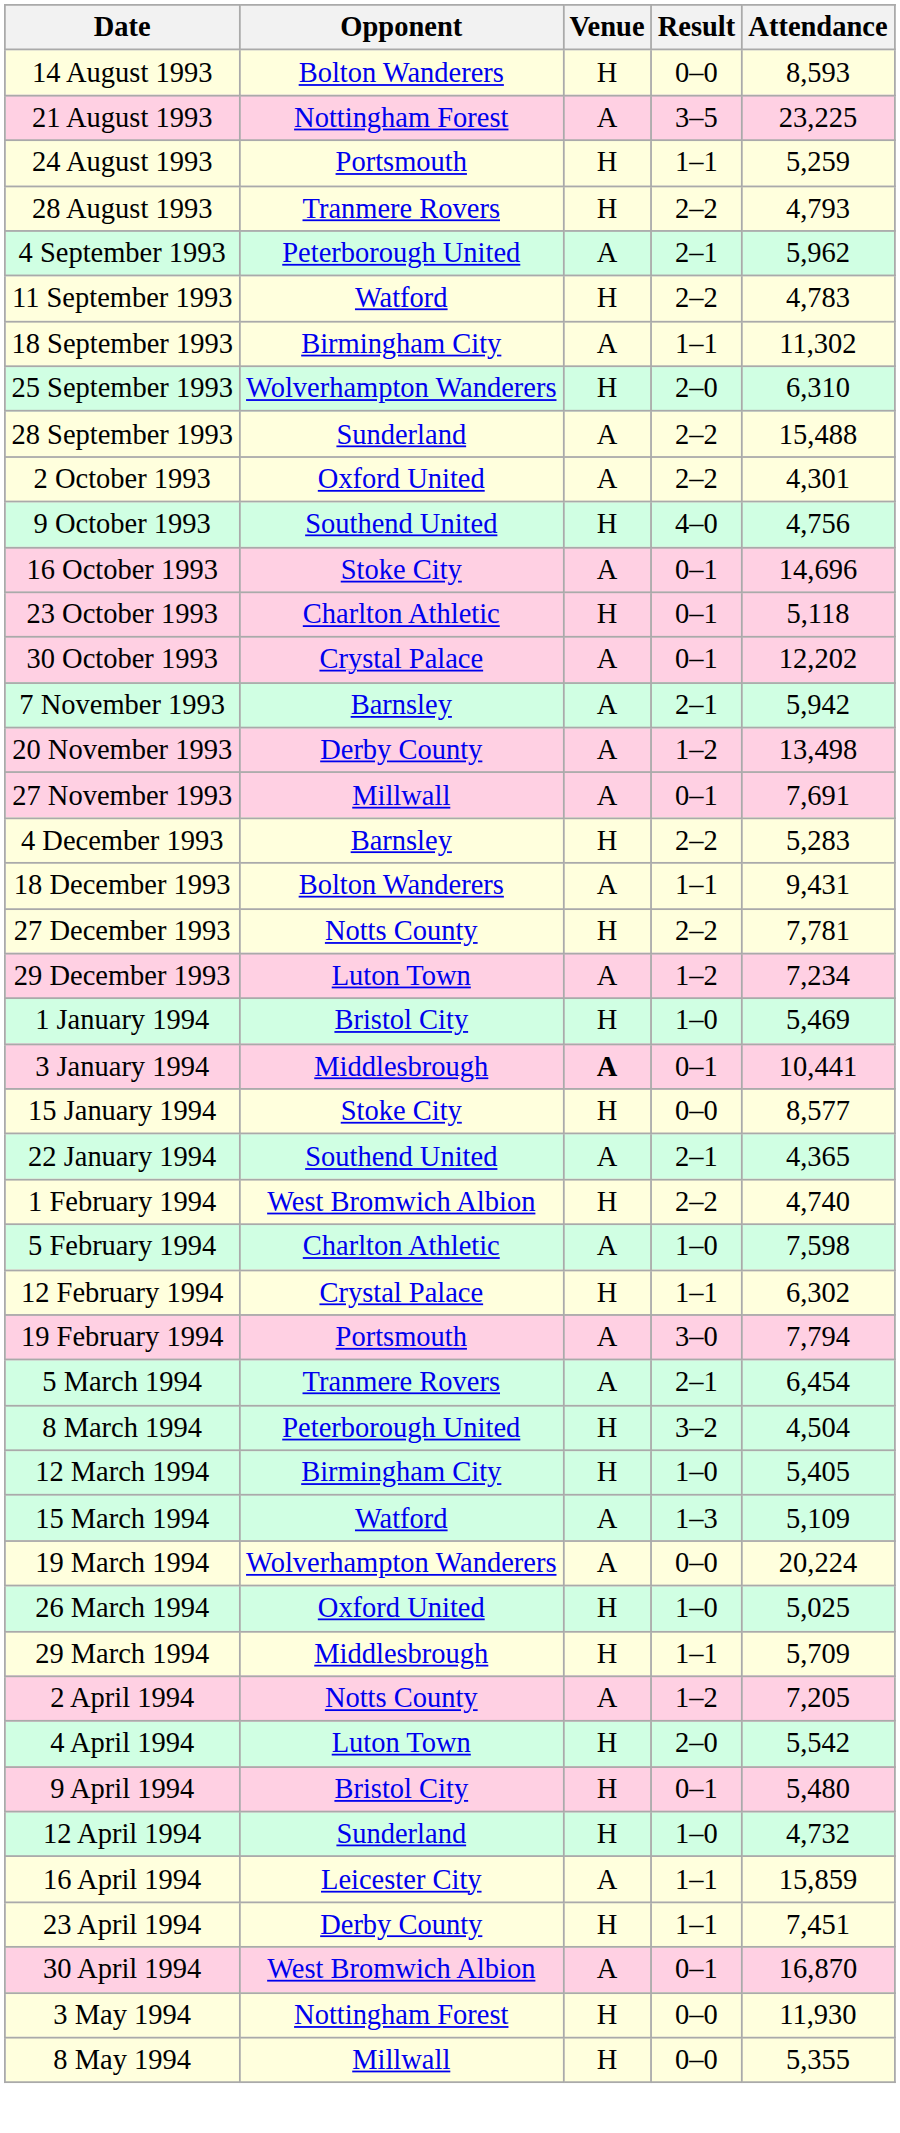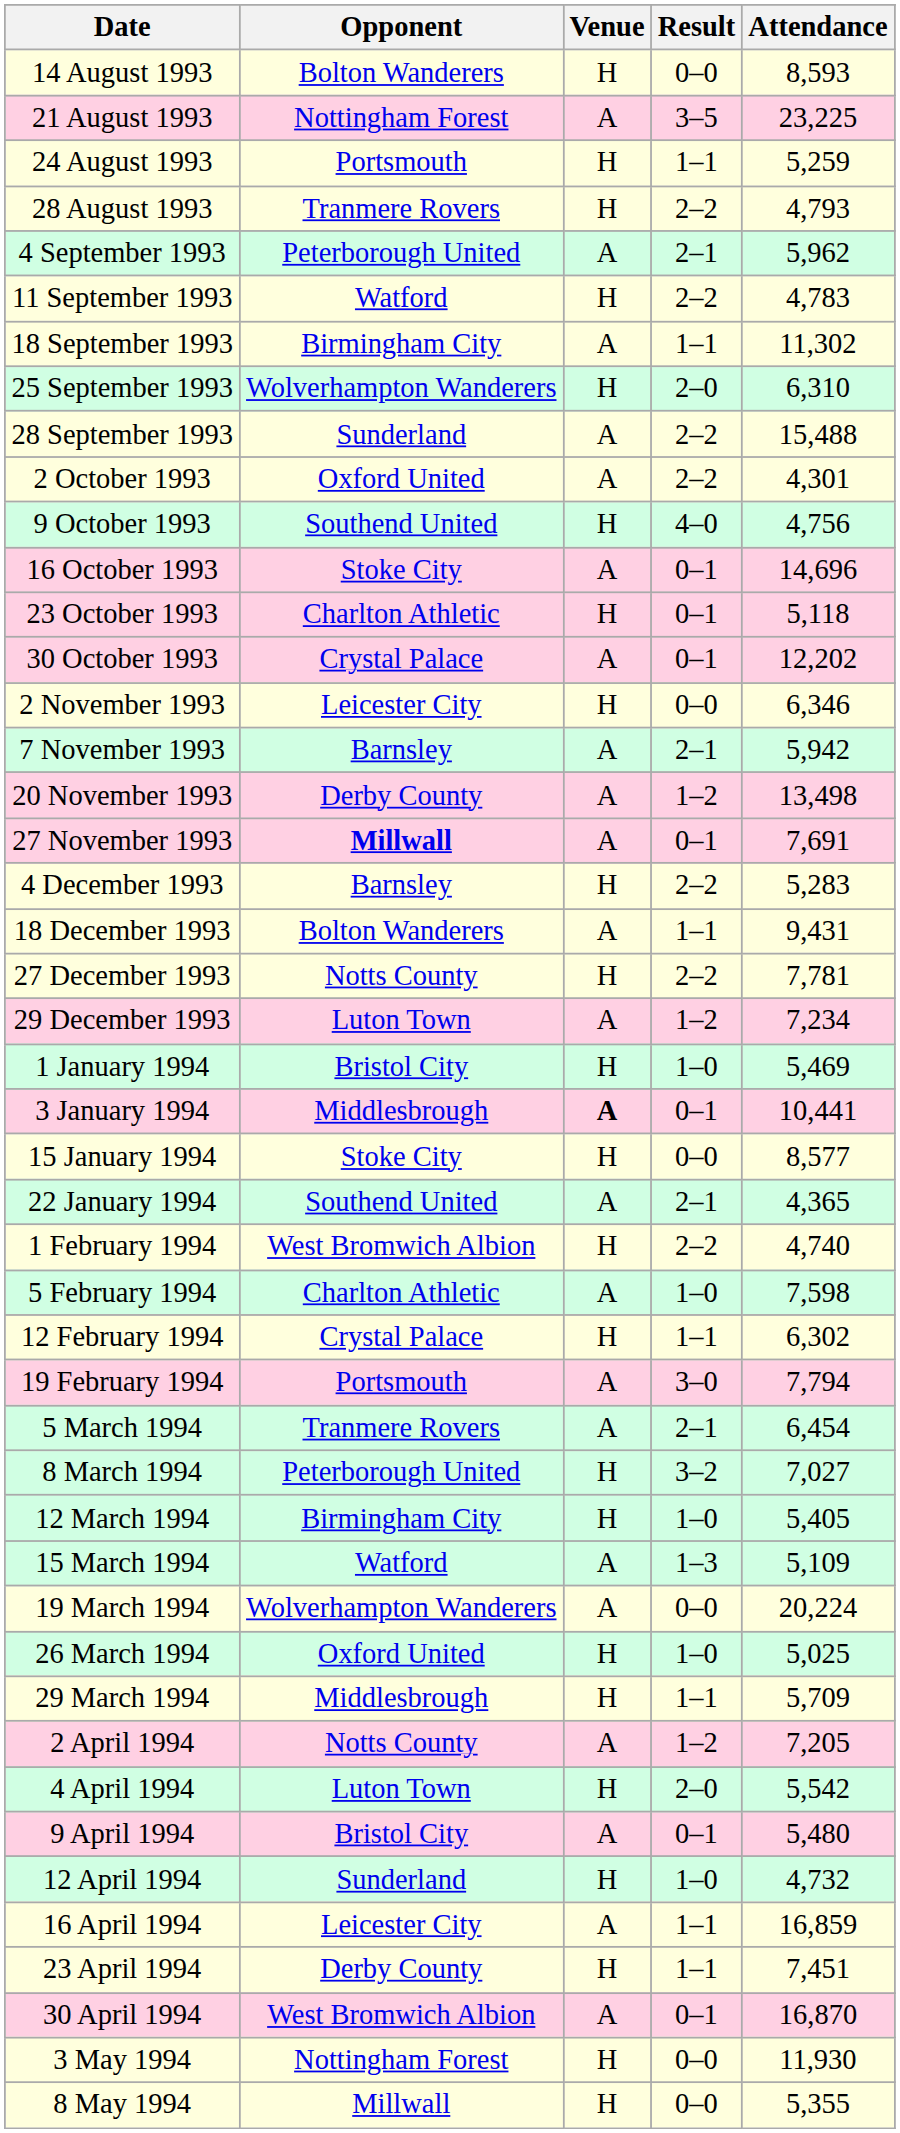+ row: (122, 704)
(401, 794) normal -> (401, 840) bold
(818, 1427) 4,504 -> (818, 1472) 7,027
(607, 1788) H -> (607, 1833) A
(818, 1878) 15,859 -> (818, 1924) 16,859
